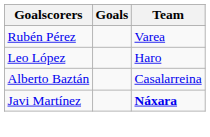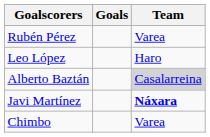(168, 79) no background -> (168, 79) lightgrey background
+ row: (29, 121)
